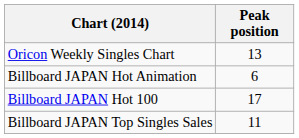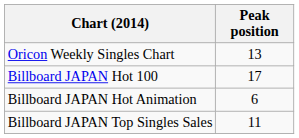rows swapped: (83, 99) <-> (102, 76)
